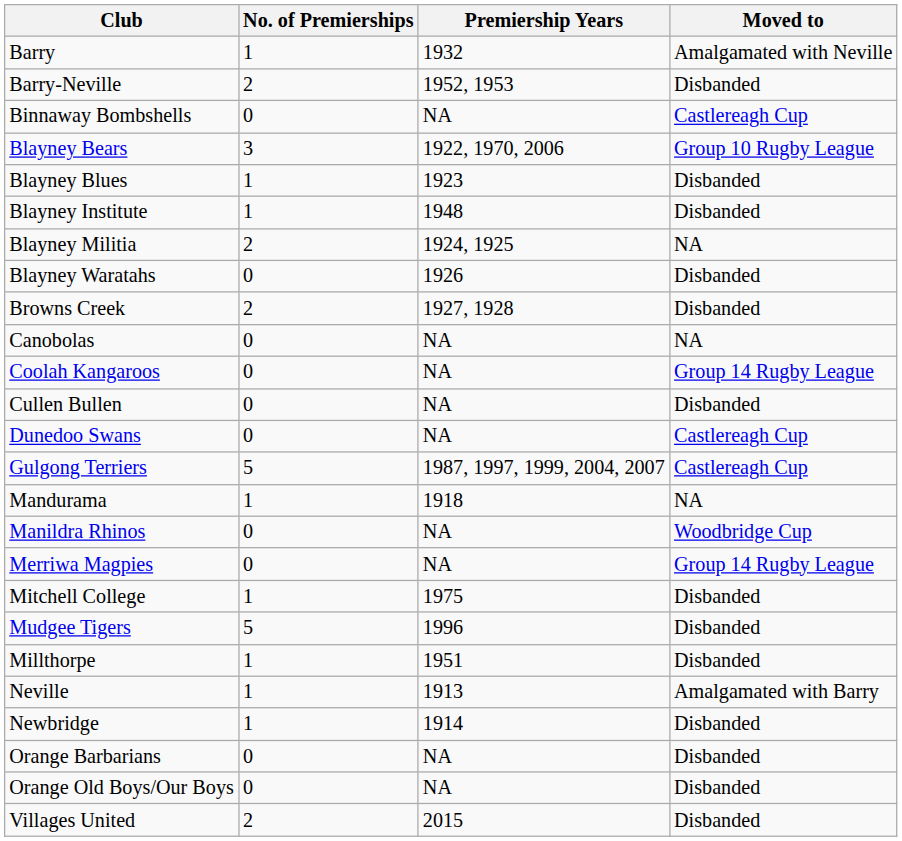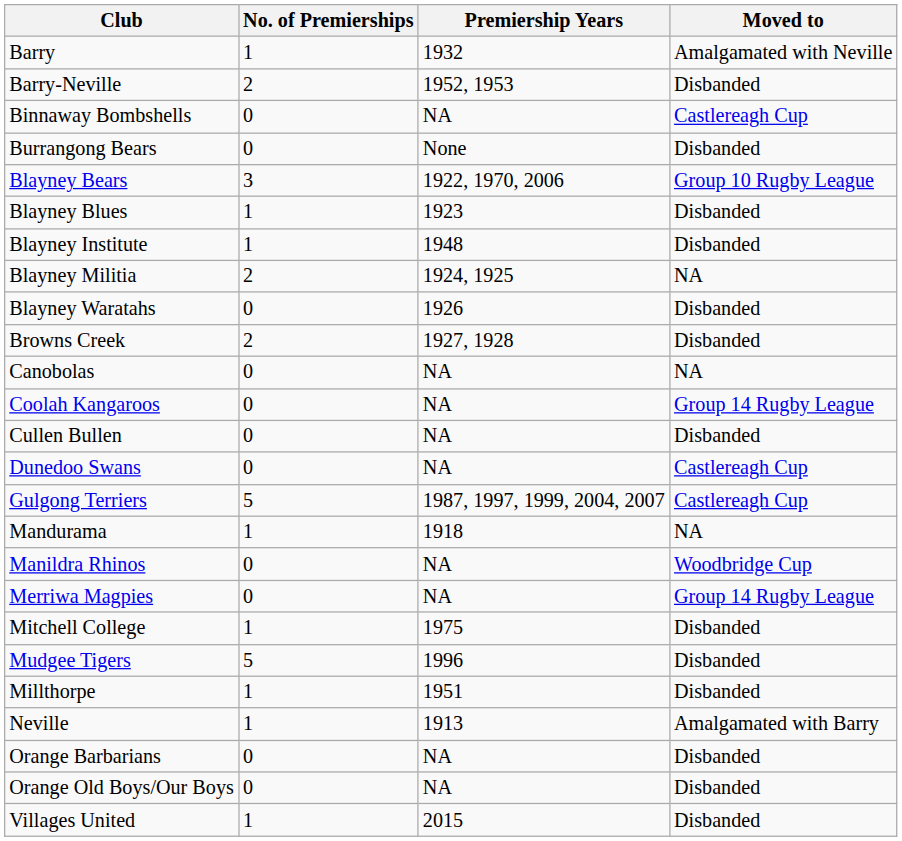+ row: (83, 148)
- row: (54, 723)
(248, 819) 2 -> (248, 819) 1
